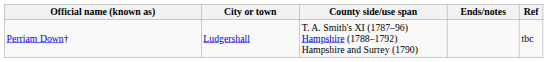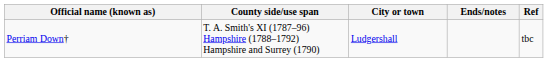columns swapped: (250, 12) <-> (373, 12)
